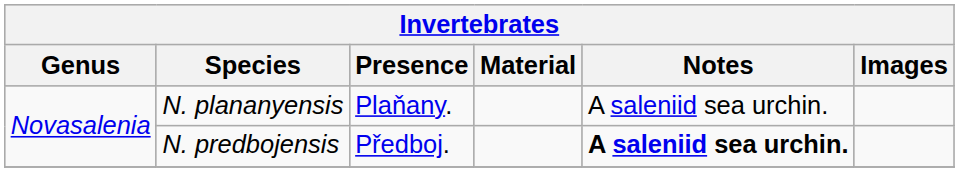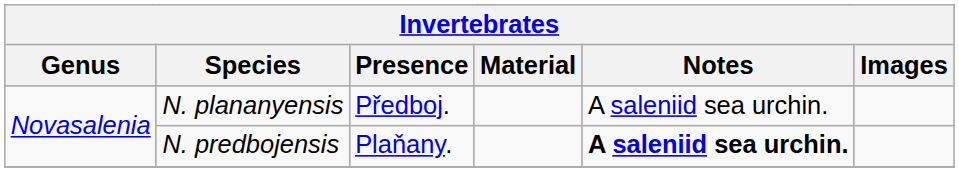(404, 105) Plaňany. -> (403, 105) Předboj.
(403, 145) Předboj. -> (404, 145) Plaňany.
